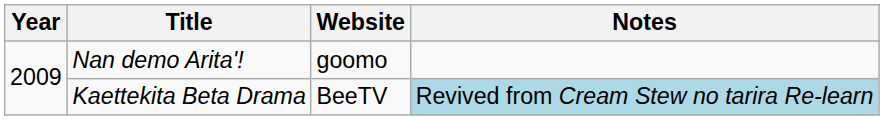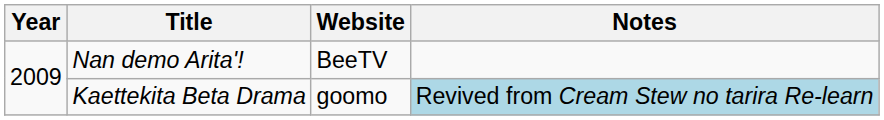(352, 59) goomo -> (352, 59) BeeTV
(352, 96) BeeTV -> (352, 96) goomo
